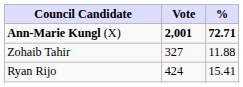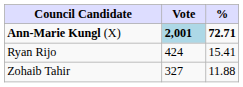(178, 33) no background -> (178, 33) lightblue background
rows swapped: (32, 71) <-> (39, 52)
